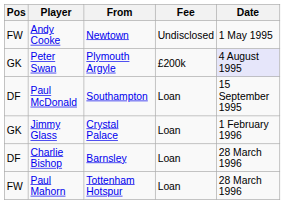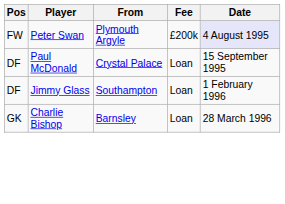- row: (45, 35)
(14, 63) GK -> (15, 35) FW
(117, 96) Southampton -> (129, 63) Crystal Palace
(14, 130) GK -> (14, 91) DF
(102, 130) Crystal Palace -> (126, 91) Southampton
(14, 158) DF -> (14, 119) GK
- row: (48, 186)
